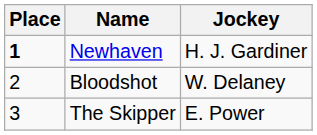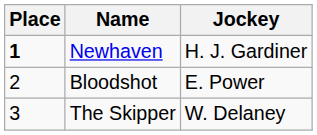(235, 82) W. Delaney -> (225, 82) E. Power
(225, 113) E. Power -> (235, 113) W. Delaney
